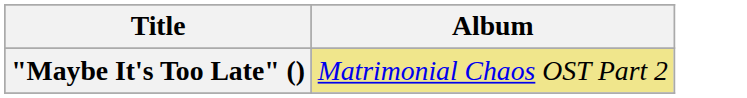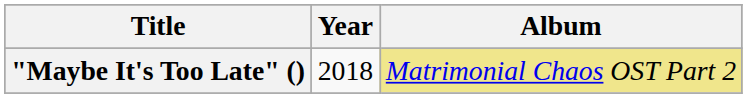+ column: (345, 26)
